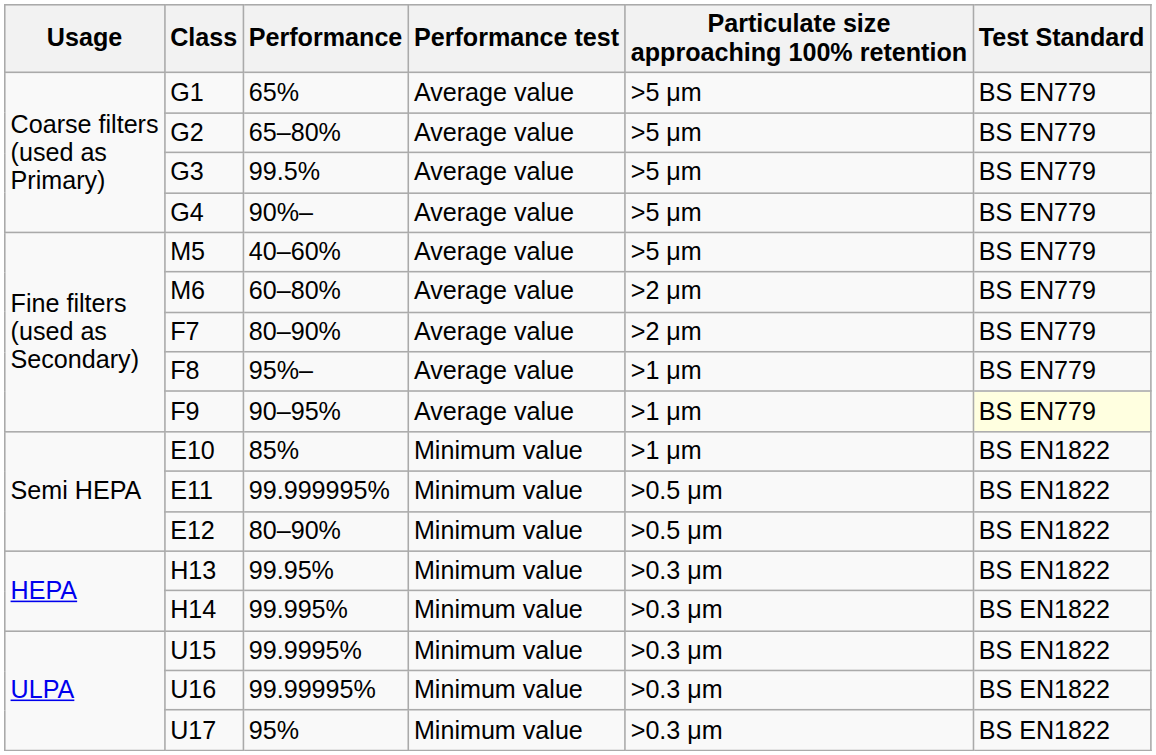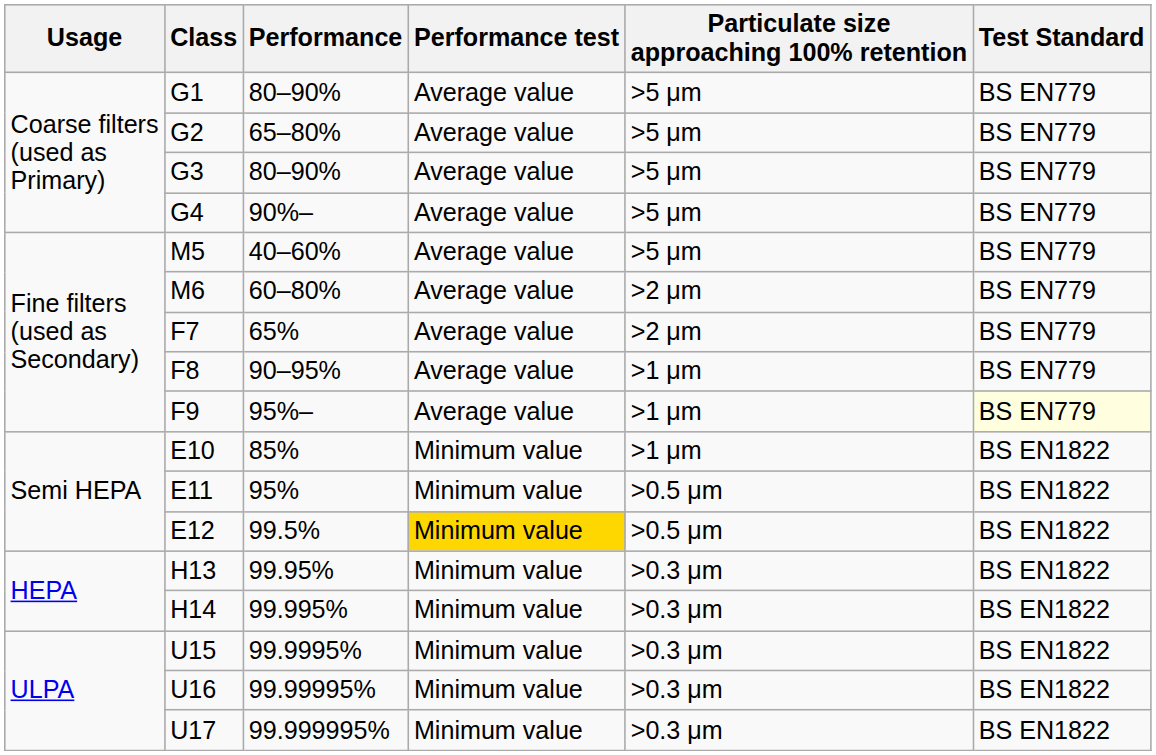(274, 92) 65% -> (295, 92) 80–90%
(284, 172) 99.5% -> (295, 172) 80–90%
(295, 331) 80–90% -> (274, 331) 65%
(281, 371) 95%– -> (295, 371) 90–95%
(295, 411) 90–95% -> (281, 411) 95%–
(319, 490) 99.999995% -> (274, 490) 95%
(295, 530) 80–90% -> (284, 530) 99.5%
(498, 530) no background -> (498, 530) gold background
(274, 729) 95% -> (319, 729) 99.999995%
